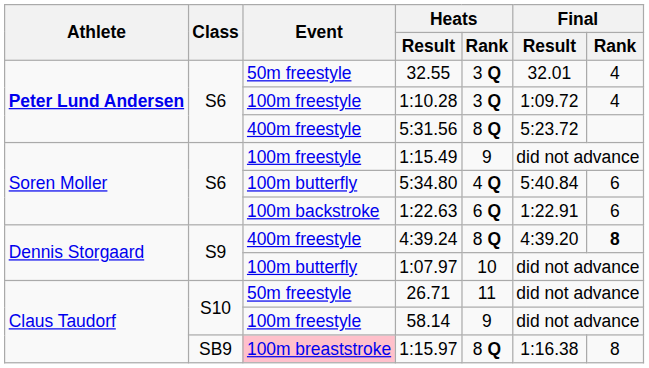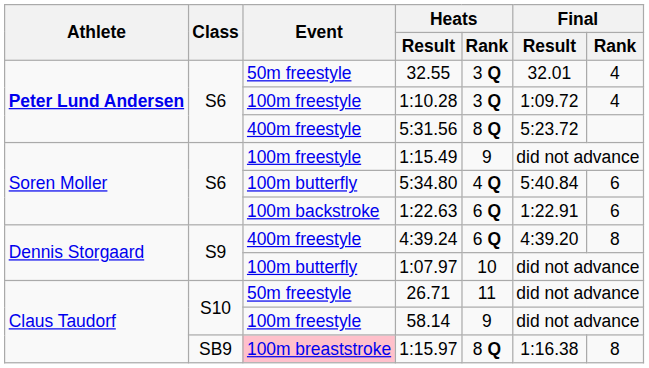(487, 239) 8 Q -> (487, 239) 6 Q
(615, 239) bold -> (615, 239) normal
